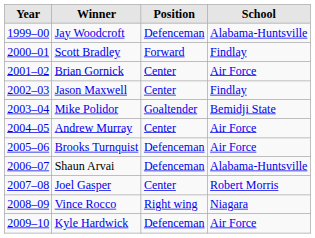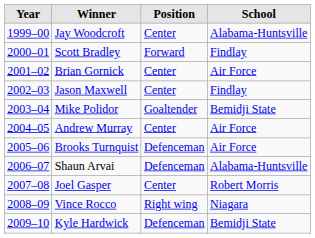(174, 33) Defenceman -> (160, 33) Center
(233, 223) Air Force -> (243, 223) Bemidji State
